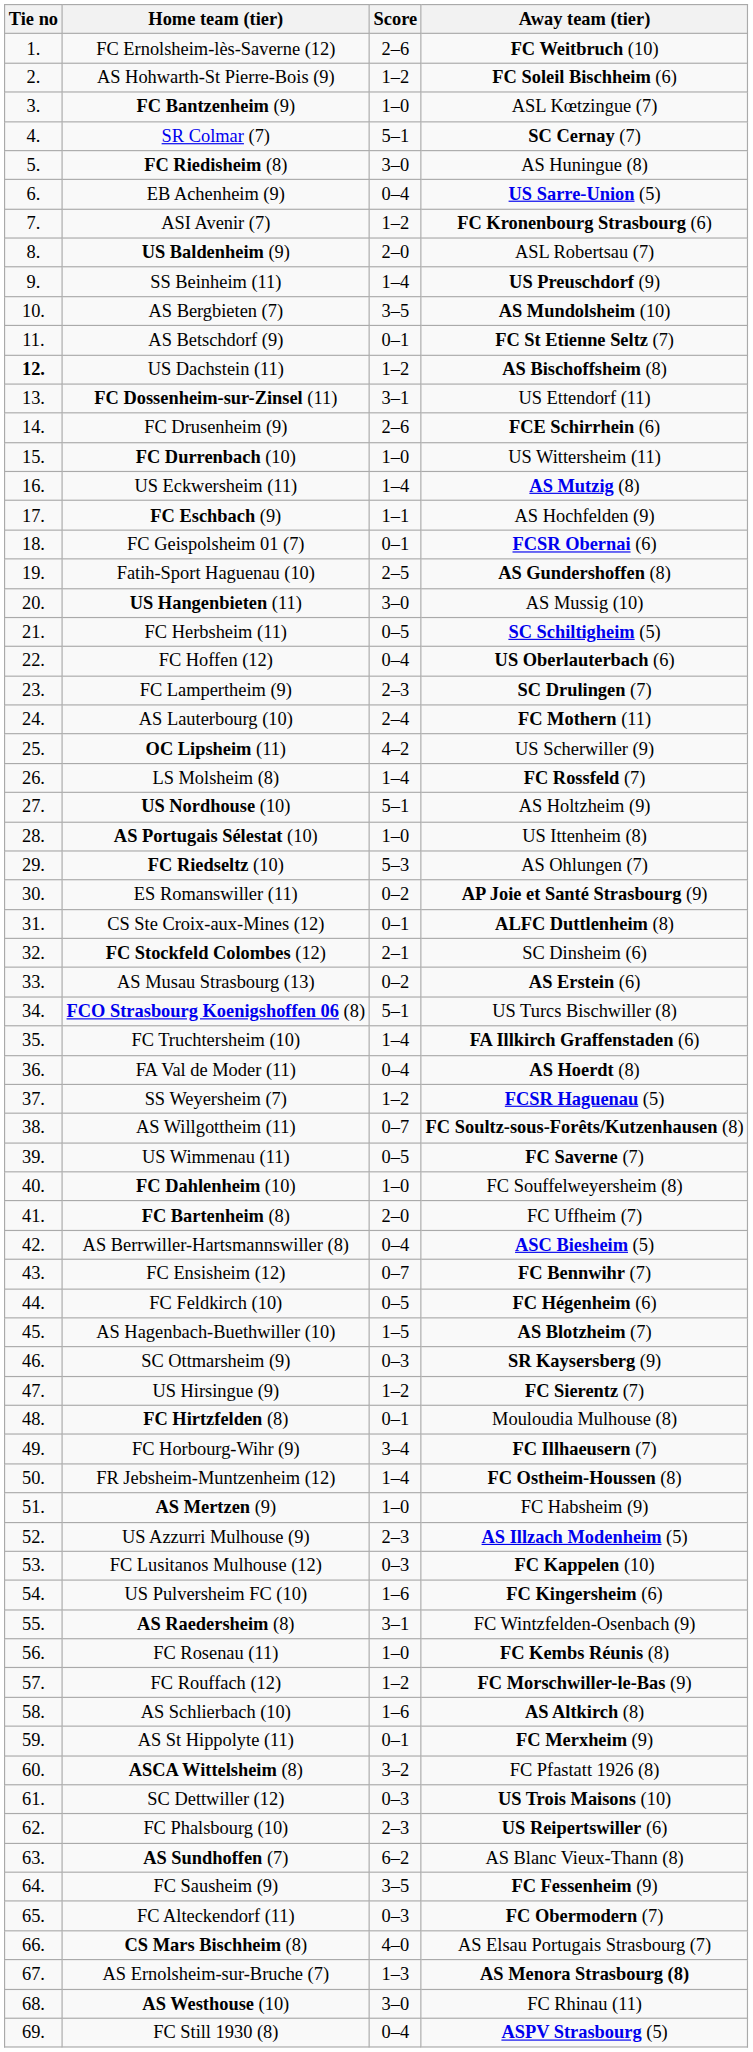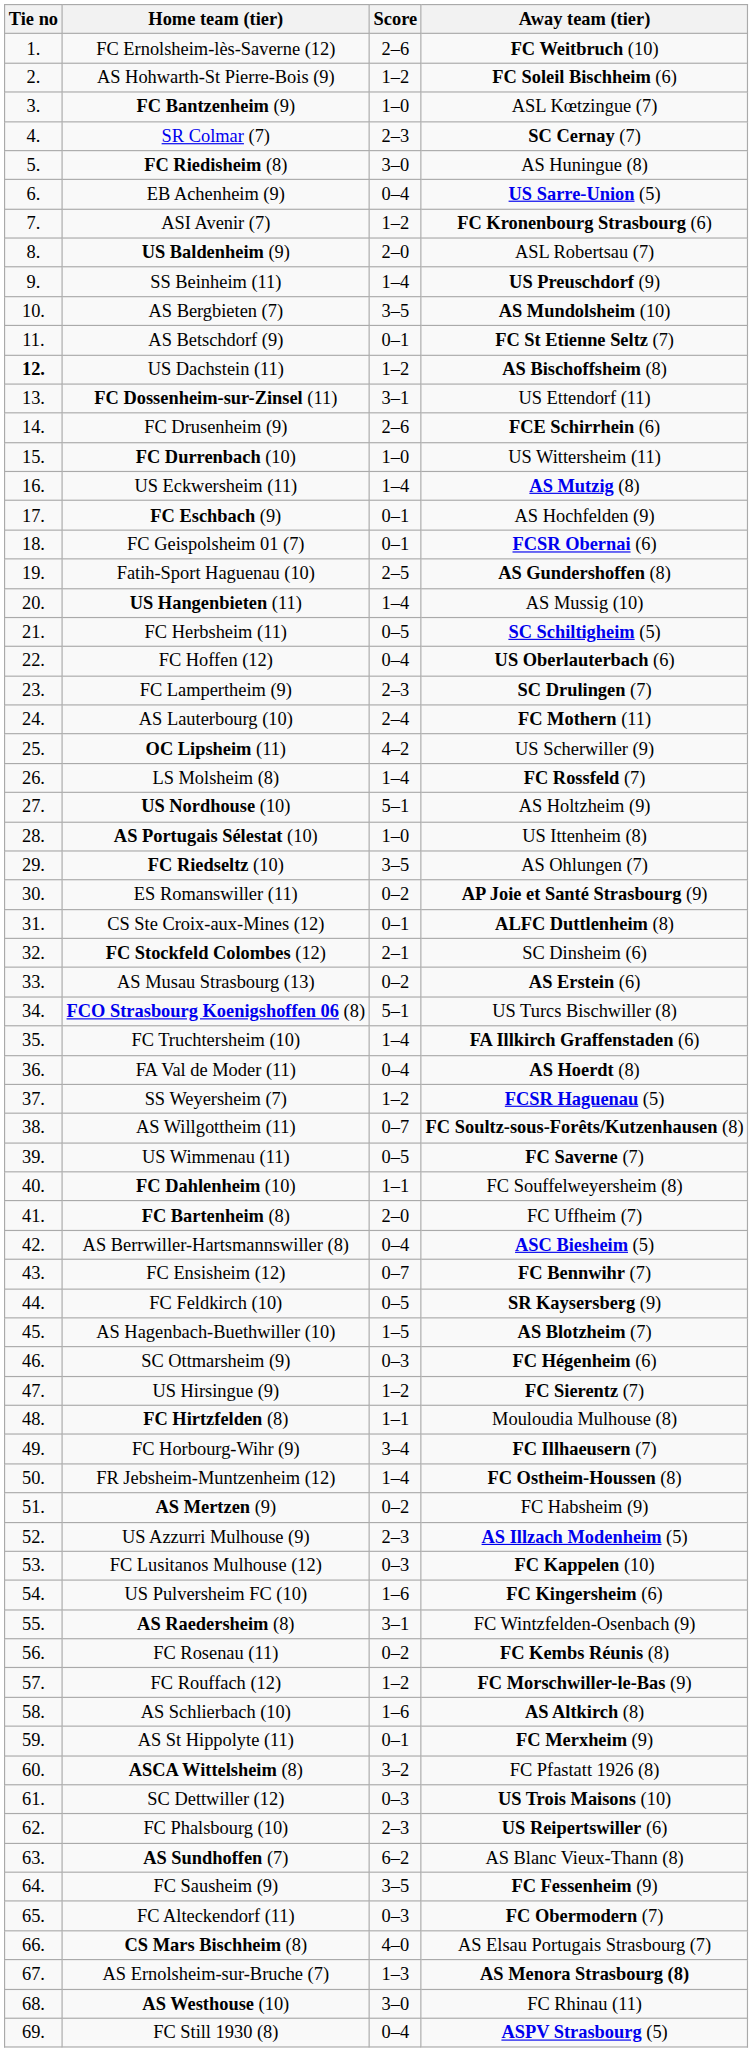(395, 135) 5–1 -> (395, 135) 2–3
(395, 515) 1–1 -> (395, 515) 0–1
(395, 602) 3–0 -> (395, 602) 1–4
(395, 865) 5–3 -> (395, 865) 3–5
(395, 1186) 1–0 -> (395, 1186) 1–1
(585, 1303) FC Hégenheim (6) -> (585, 1303) SR Kaysersberg (9)
(585, 1361) SR Kaysersberg (9) -> (585, 1361) FC Hégenheim (6)
(395, 1419) 0–1 -> (395, 1419) 1–1
(395, 1507) 1–0 -> (395, 1507) 0–2
(395, 1653) 1–0 -> (395, 1653) 0–2
